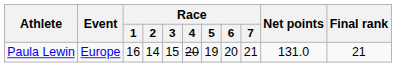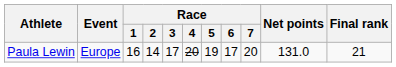(172, 53) 15 -> (172, 53) 17
(231, 53) 20 -> (231, 53) 17
(251, 53) 21 -> (251, 53) 20
